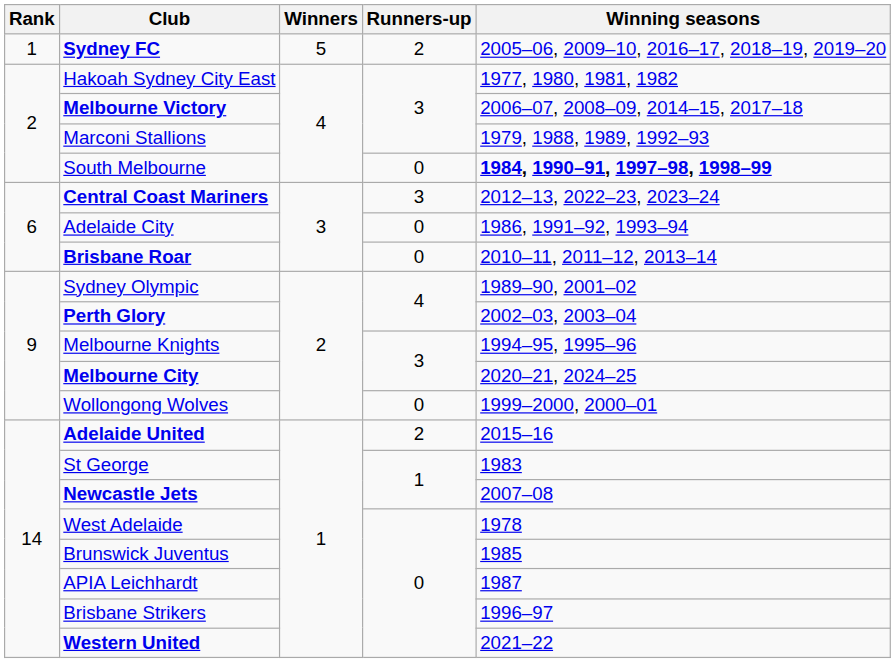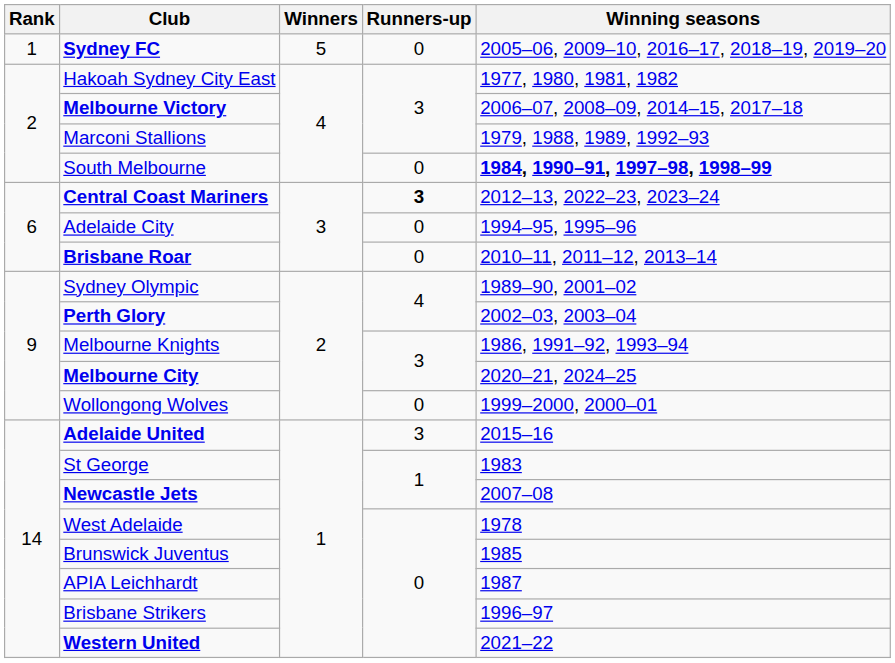(419, 49) 2 -> (419, 49) 0
(419, 197) normal -> (419, 197) bold
(584, 227) 1986, 1991–92, 1993–94 -> (558, 227) 1994–95, 1995–96
(558, 345) 1994–95, 1995–96 -> (584, 345) 1986, 1991–92, 1993–94
(419, 434) 2 -> (419, 434) 3
